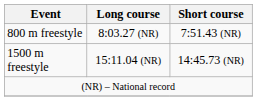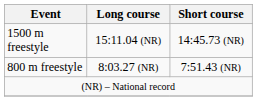rows swapped: (45, 33) <-> (28, 59)
